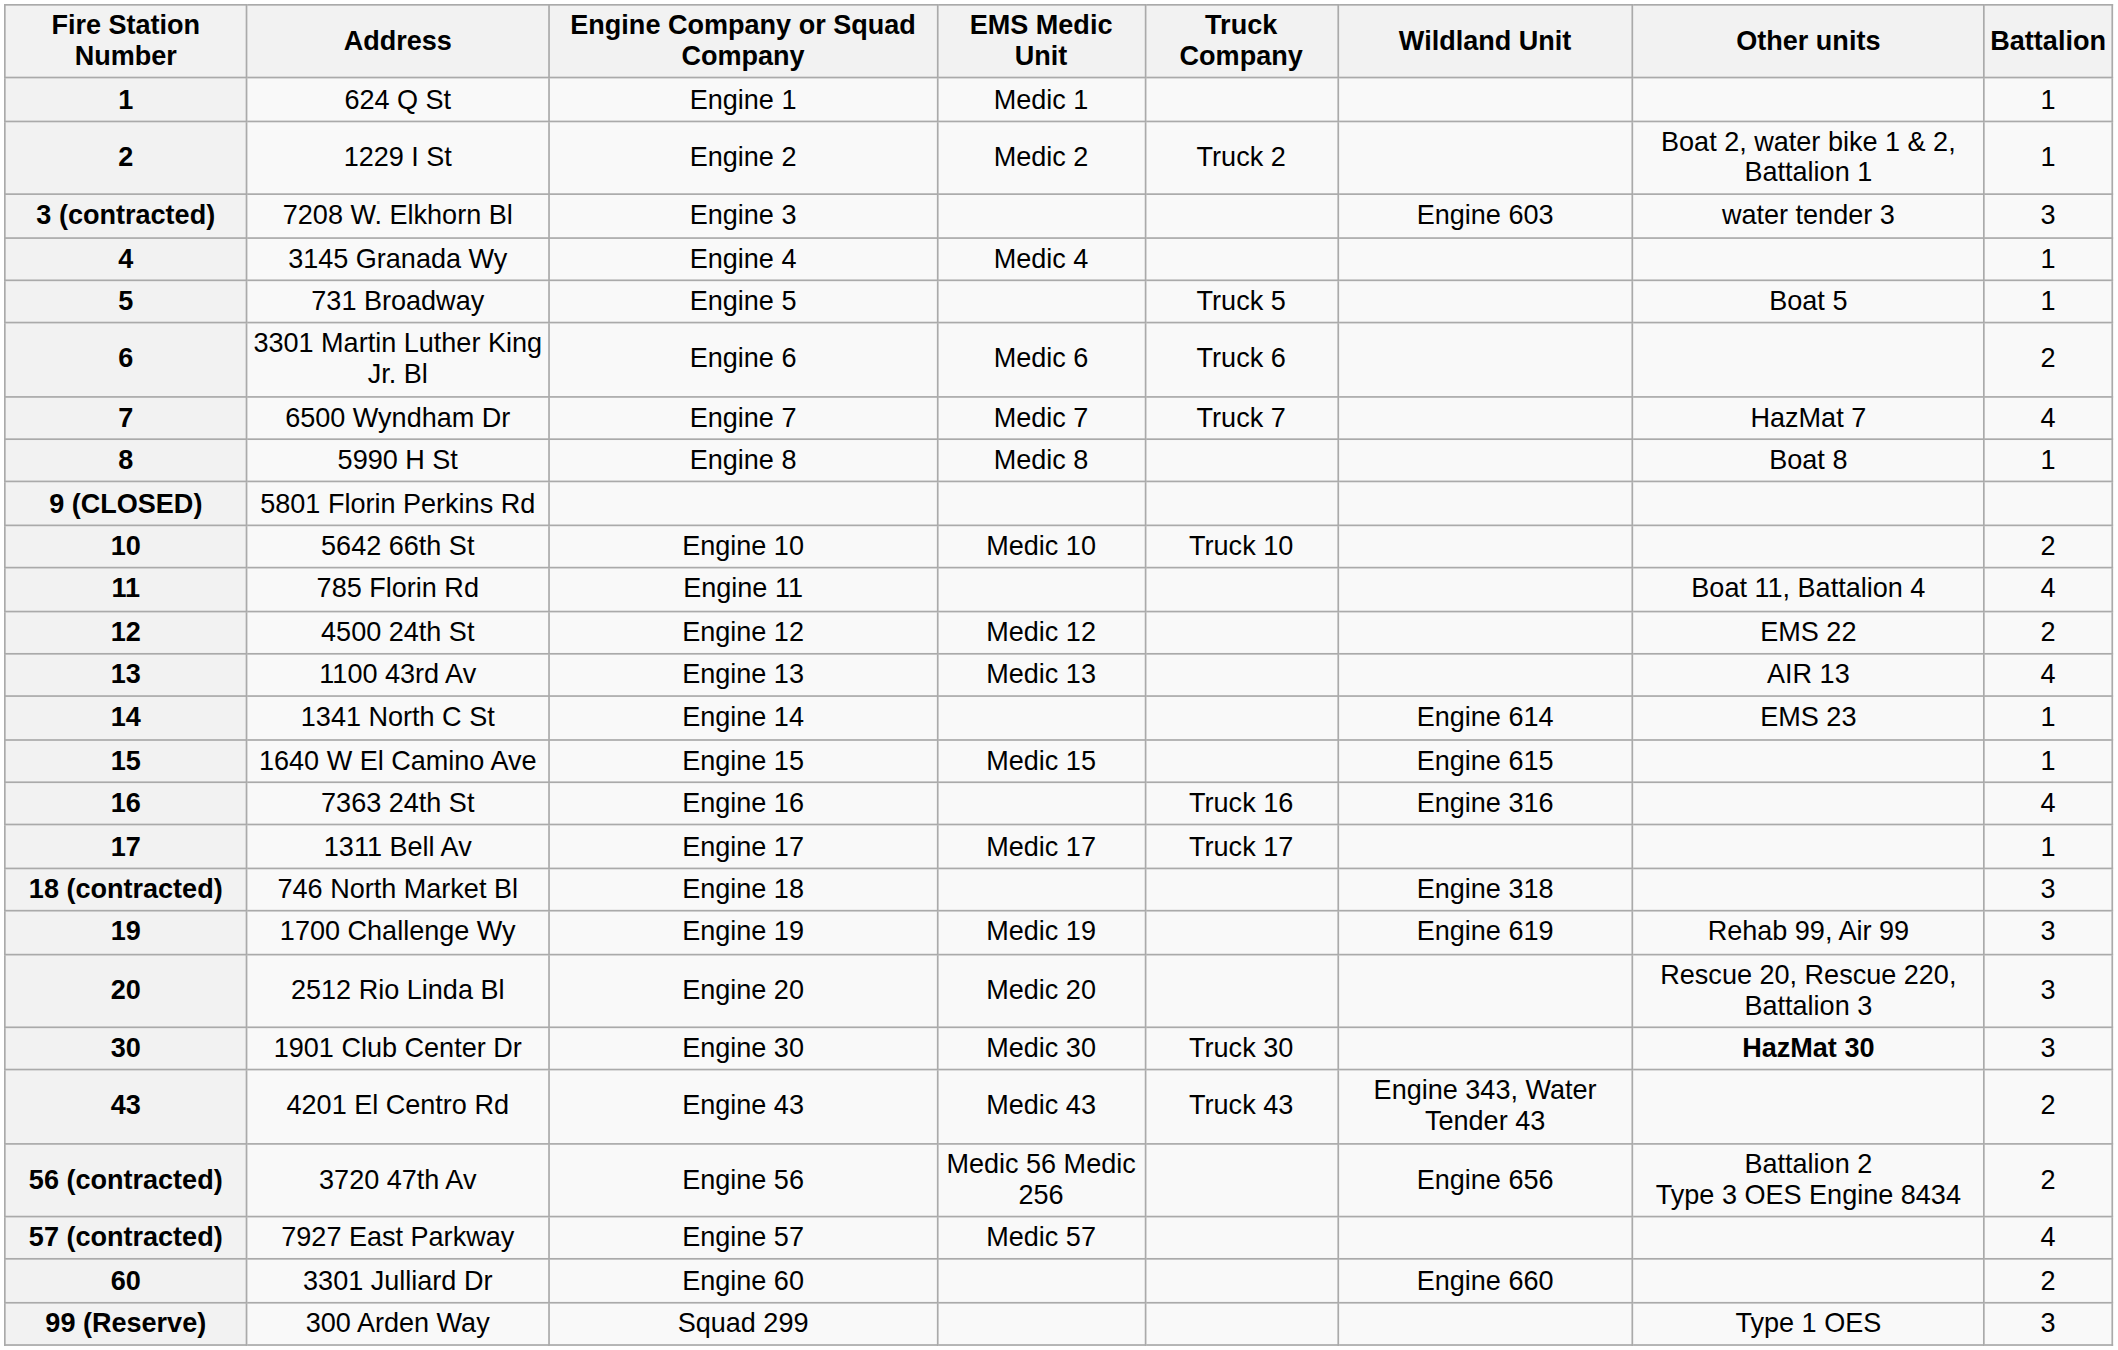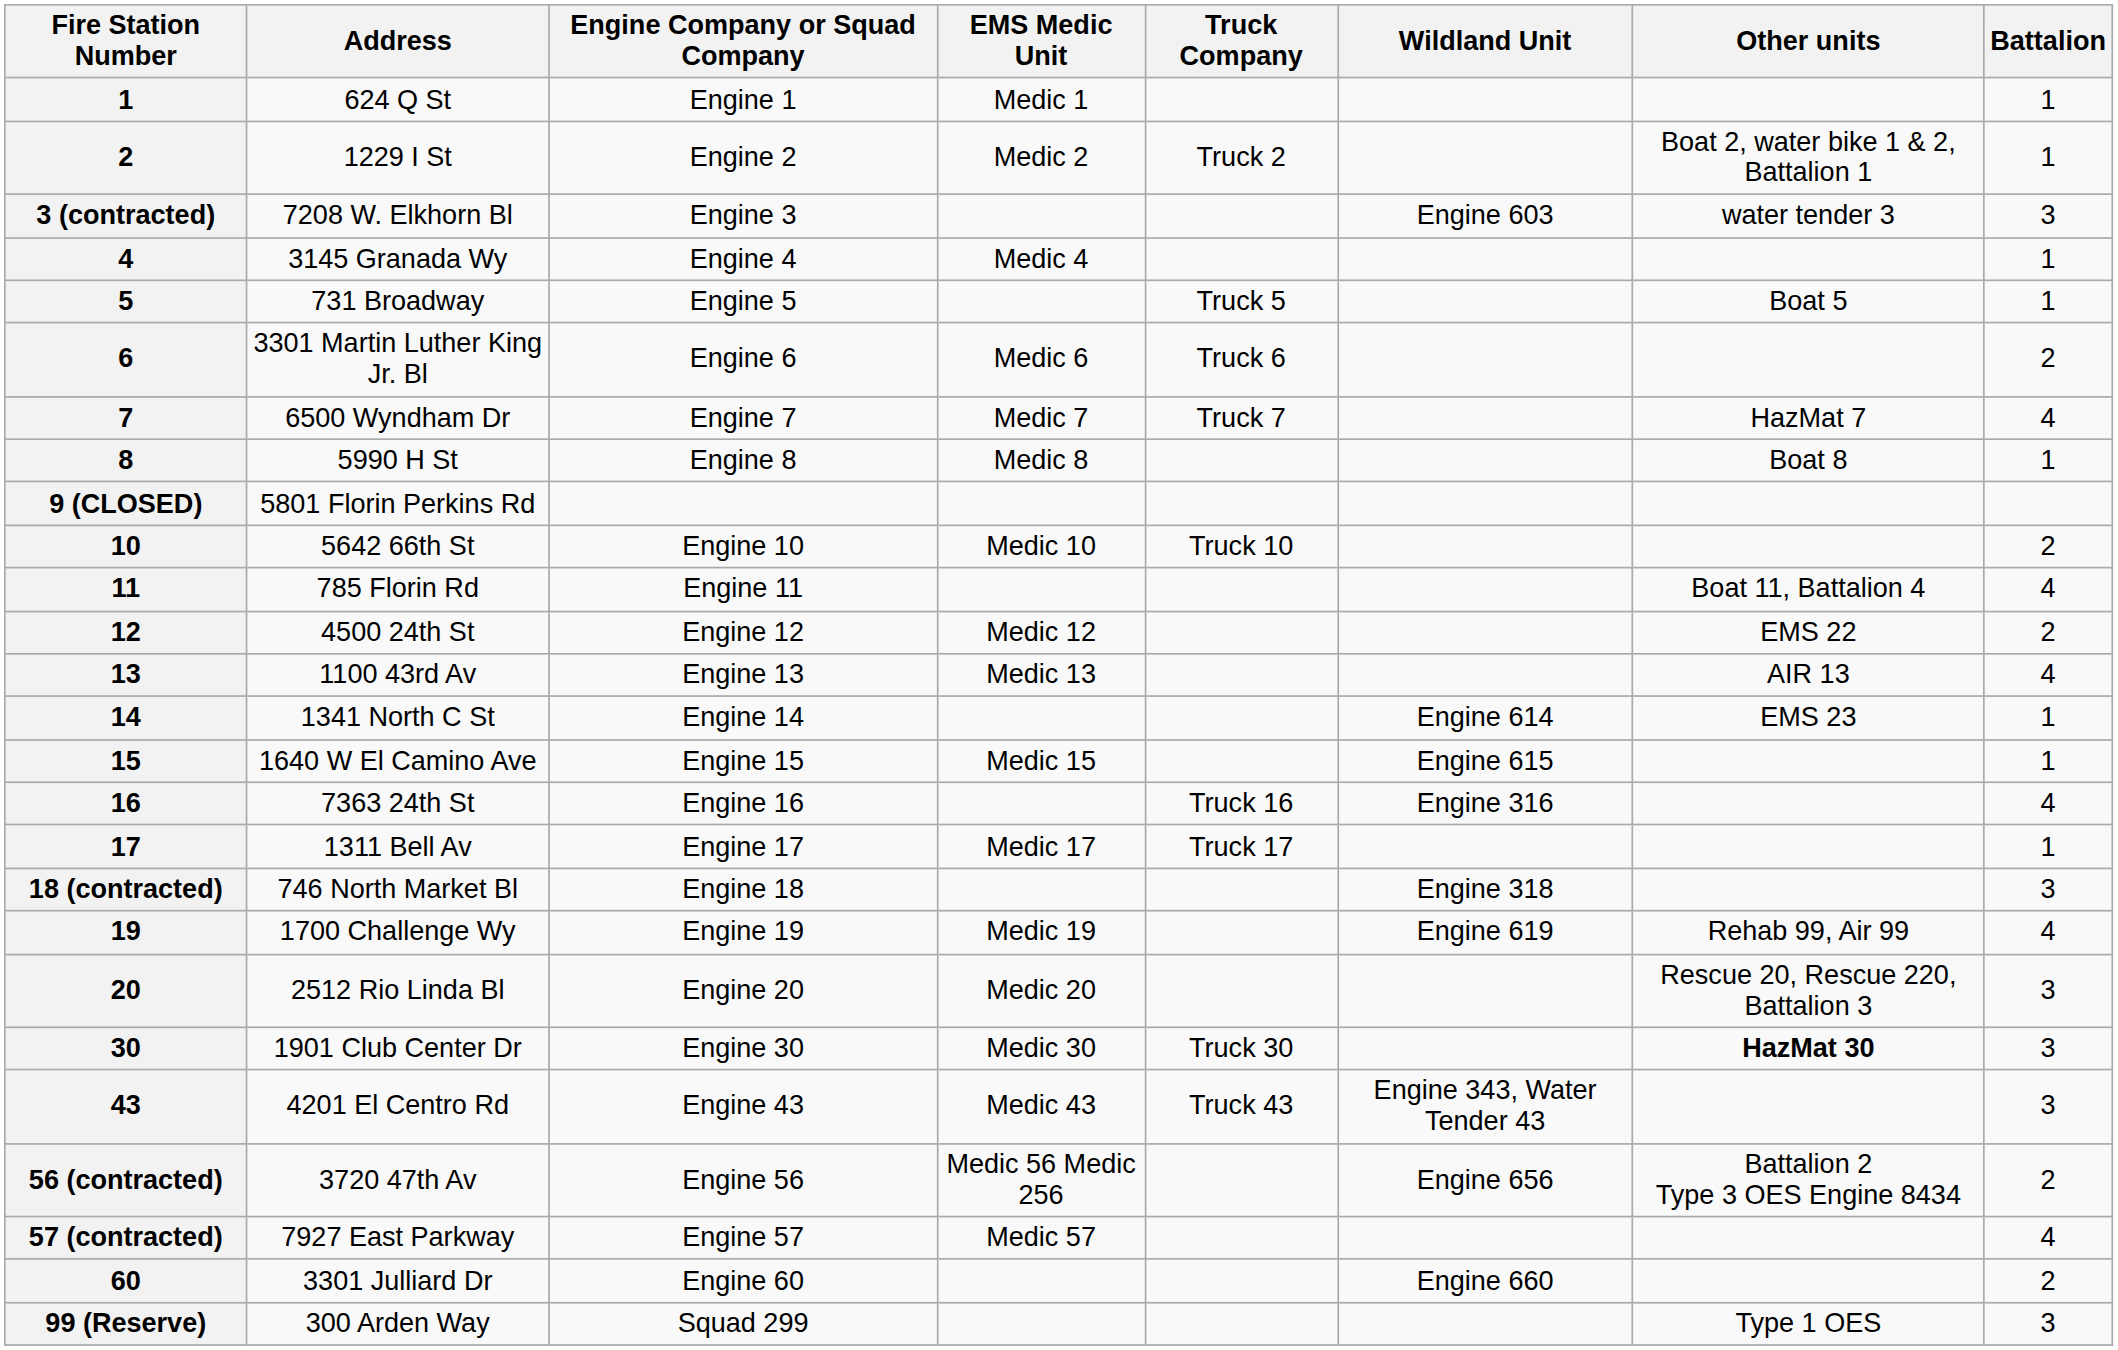(2048, 931) 3 -> (2048, 931) 4
(2048, 1106) 2 -> (2048, 1106) 3
